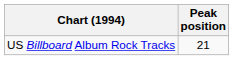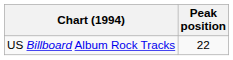(203, 45) 21 -> (203, 45) 22
